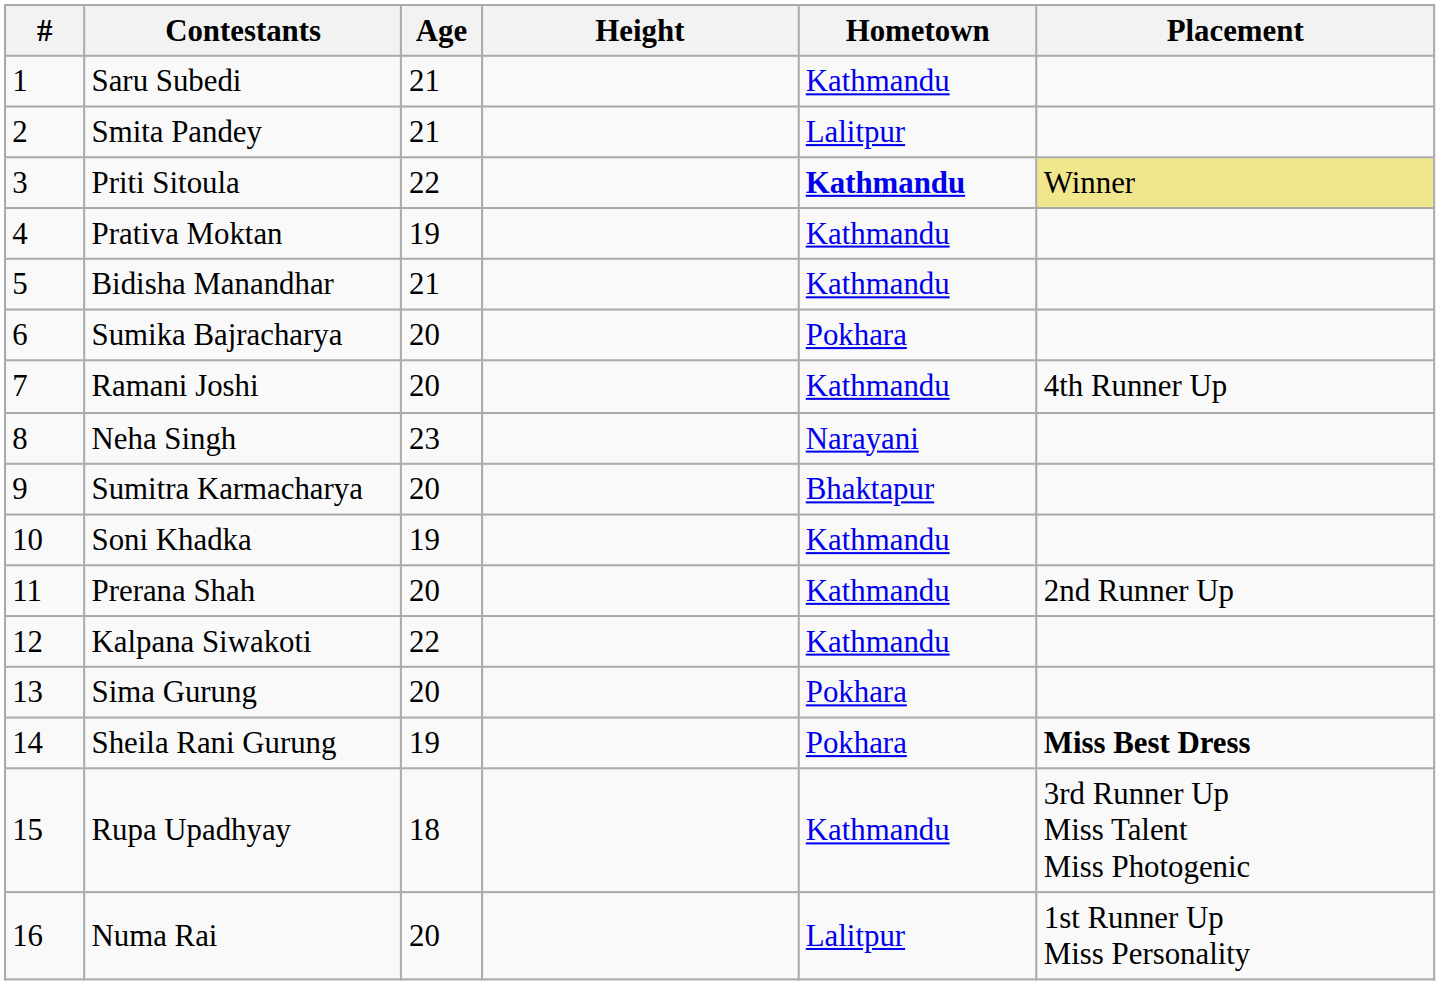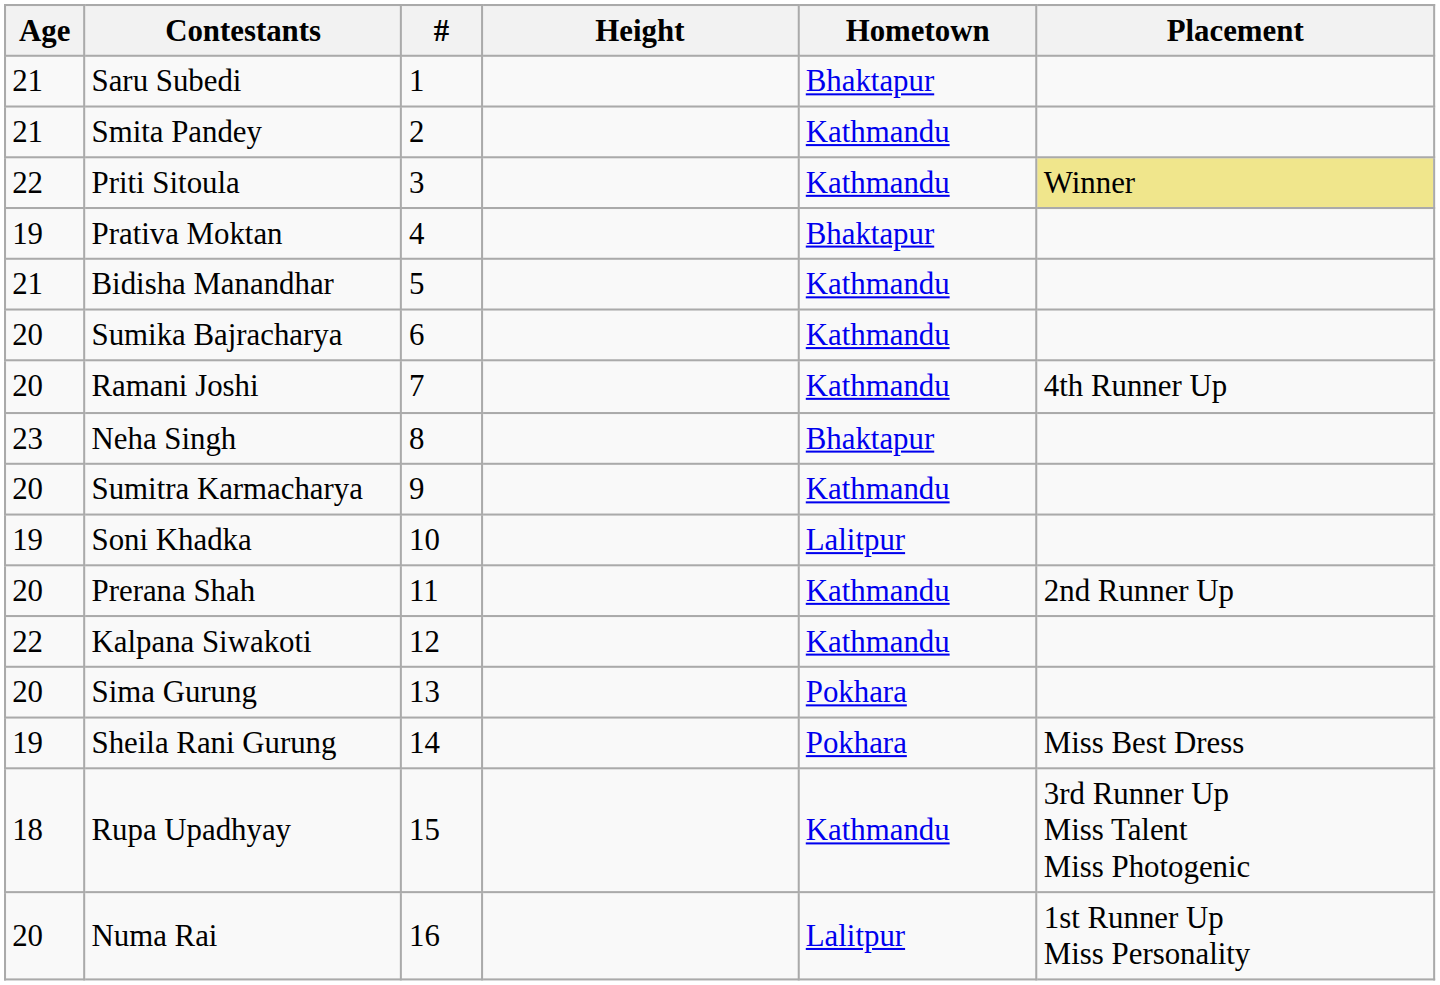columns swapped: (45, 30) <-> (441, 30)
(878, 81) Kathmandu -> (870, 81) Bhaktapur
(855, 131) Lalitpur -> (878, 131) Kathmandu
(885, 182) bold -> (878, 182) normal
(878, 233) Kathmandu -> (870, 233) Bhaktapur
(856, 335) Pokhara -> (878, 335) Kathmandu
(862, 437) Narayani -> (870, 437) Bhaktapur
(870, 488) Bhaktapur -> (878, 488) Kathmandu
(878, 538) Kathmandu -> (855, 538) Lalitpur
(1147, 742) bold -> (1144, 742) normal
